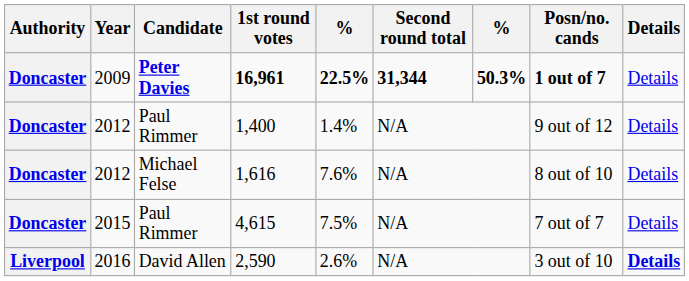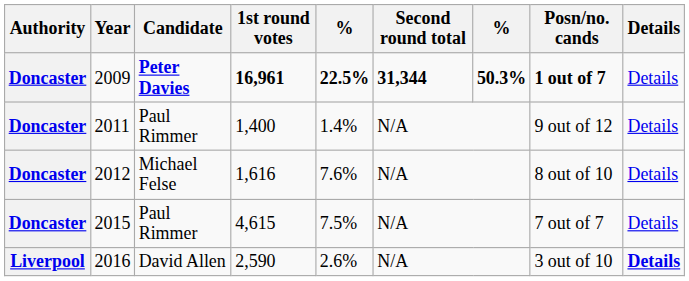(112, 125) 2012 -> (112, 125) 2011
